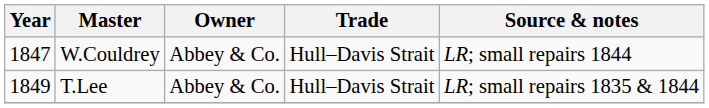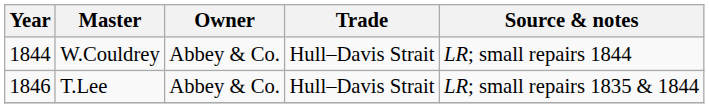(30, 53) 1847 -> (30, 53) 1844
(30, 86) 1849 -> (30, 86) 1846
